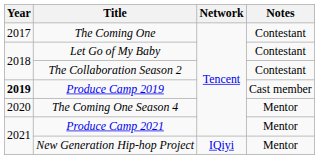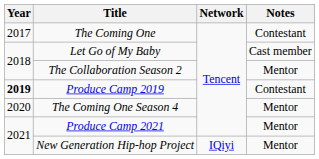(280, 51) Contestant -> (280, 51) Cast member
(280, 70) Contestant -> (280, 70) Mentor
(280, 88) Cast member -> (280, 88) Contestant
